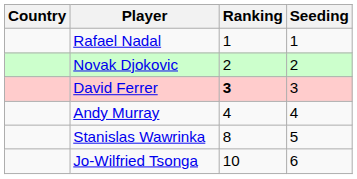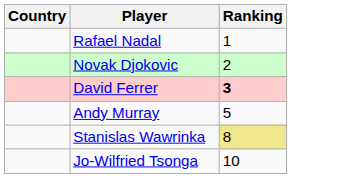- column: (319, 16)
(227, 112) 4 -> (227, 112) 5
(227, 137) no background -> (227, 137) khaki background
